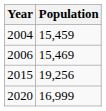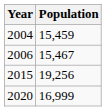(56, 55) 15,469 -> (56, 55) 15,467
